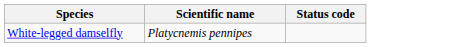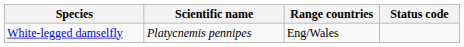+ column: (332, 14)
